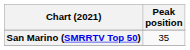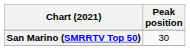(164, 38) 35 -> (164, 38) 30
